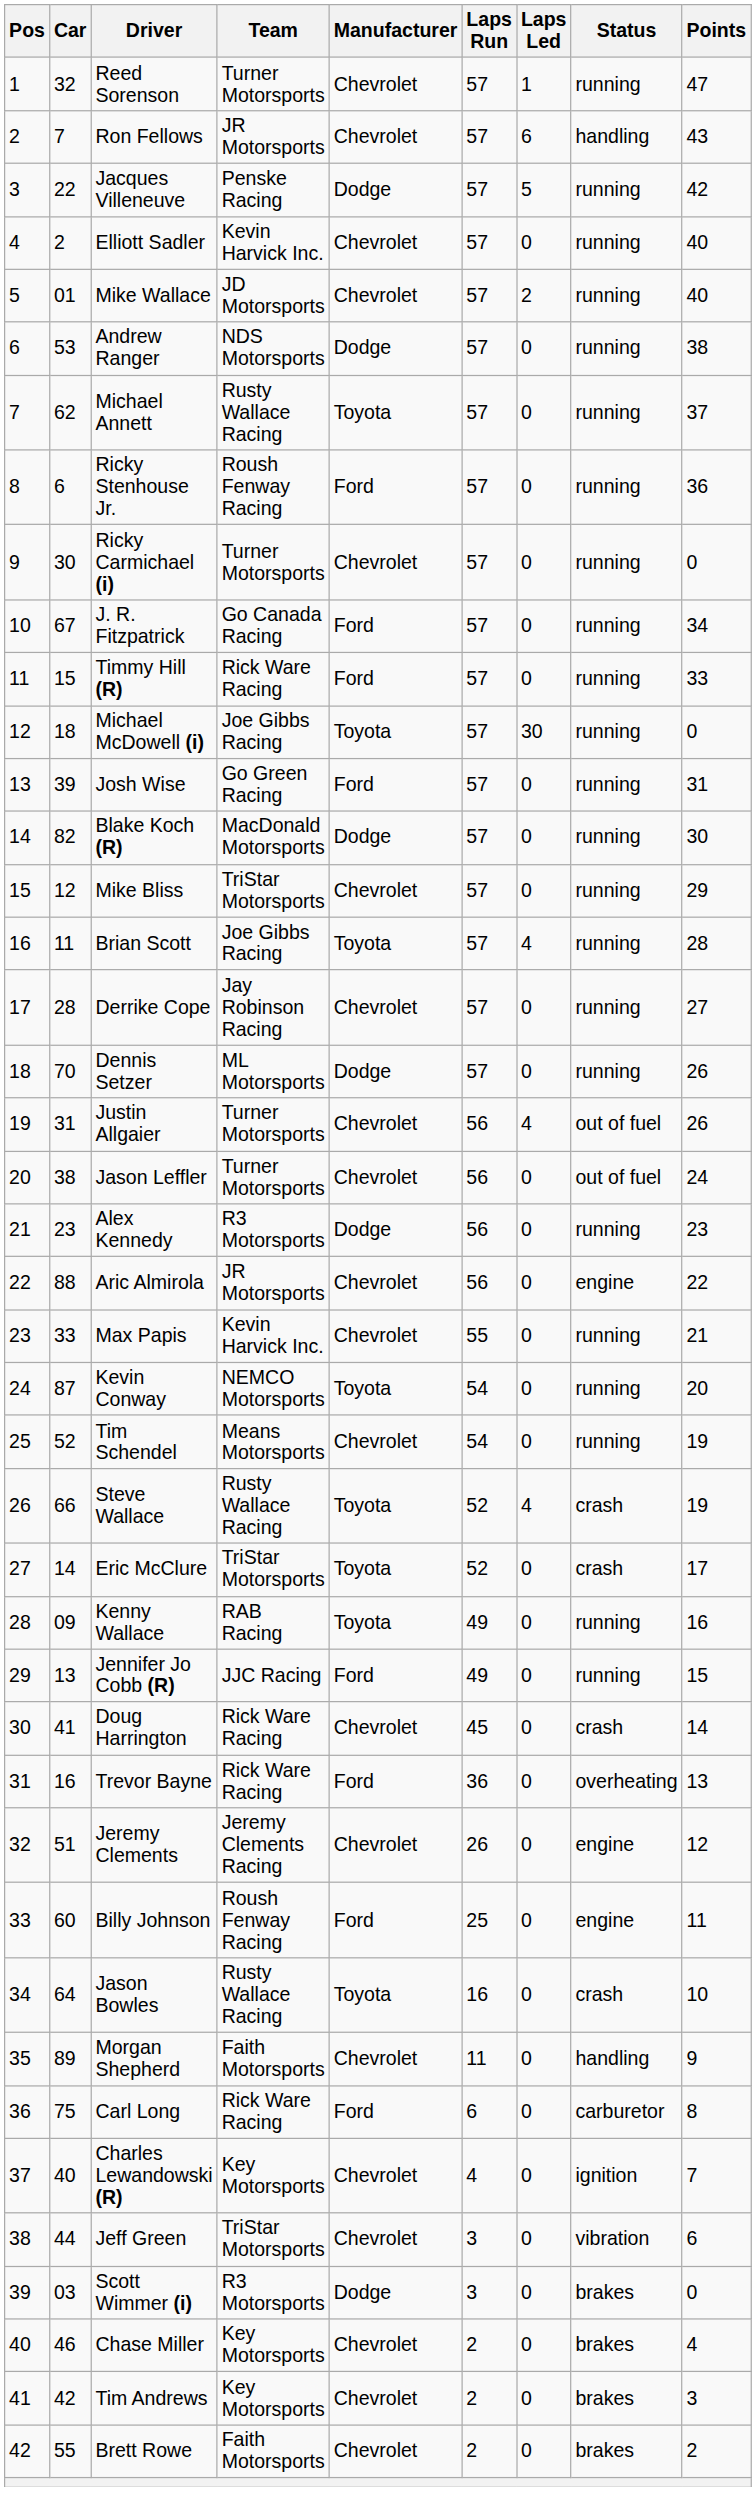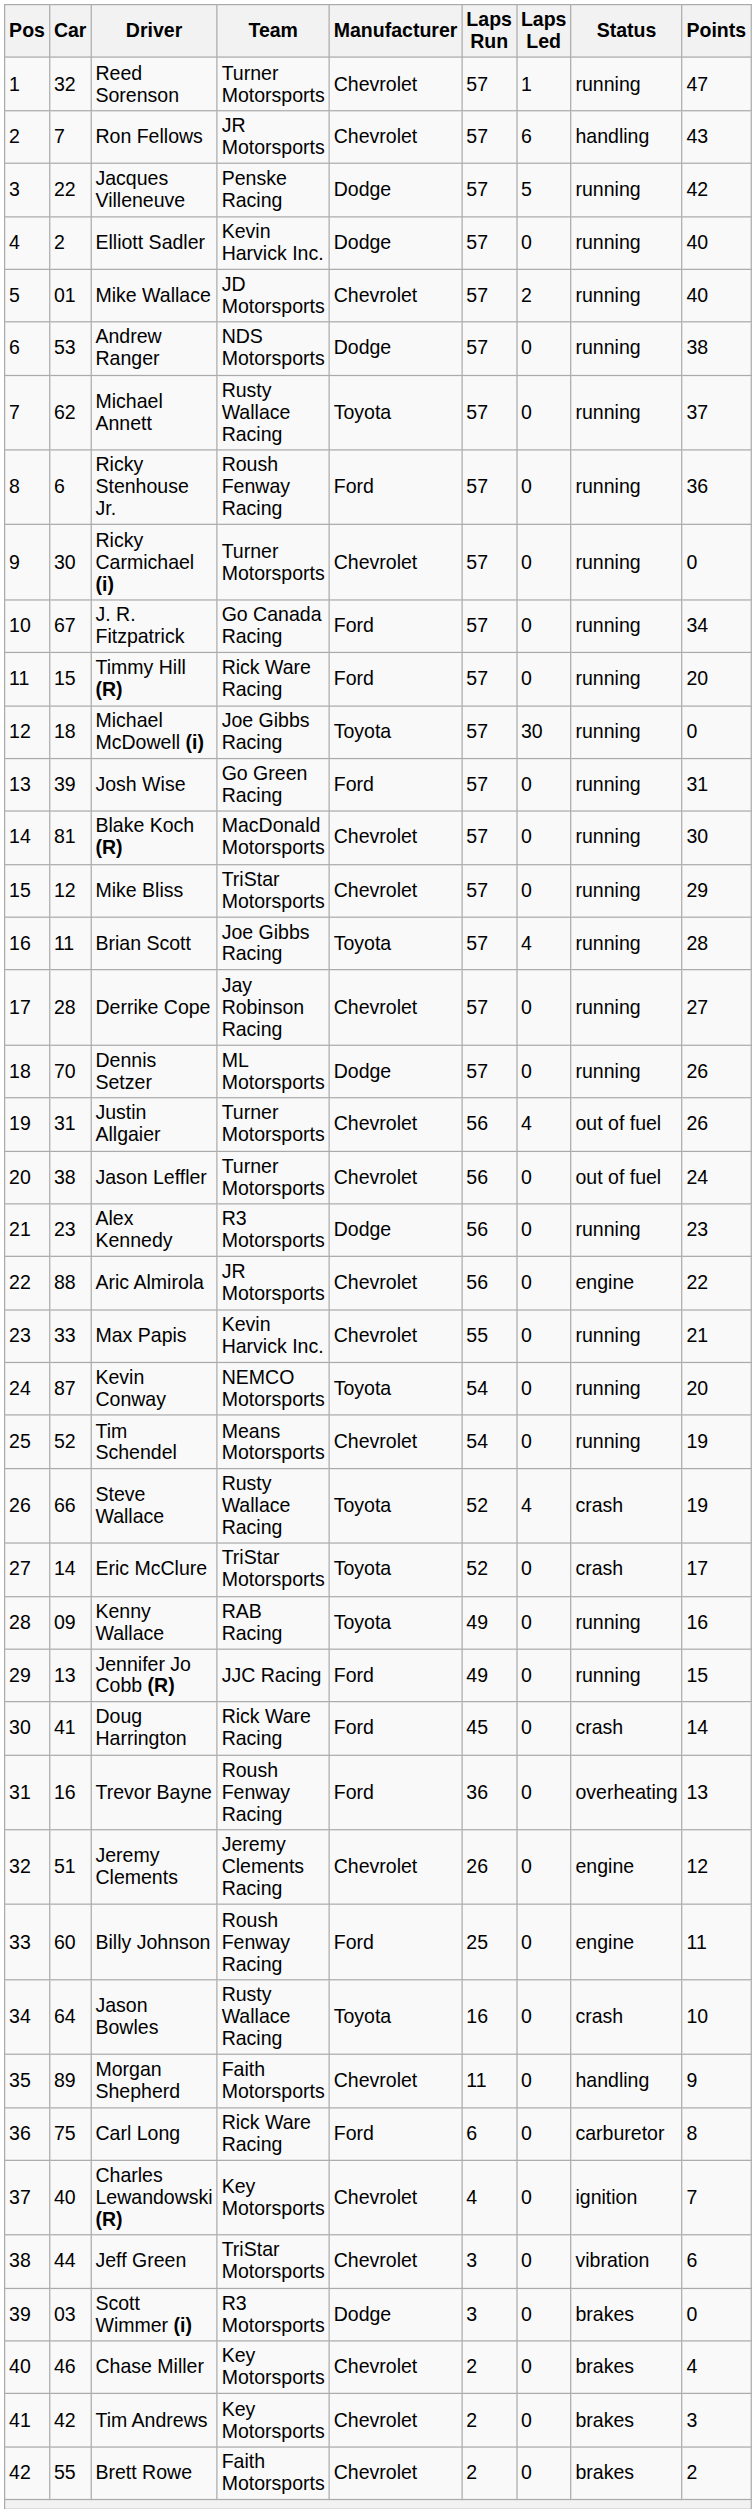(375, 242) Chevrolet -> (362, 242) Dodge
(697, 678) 33 -> (697, 678) 20
(65, 837) 82 -> (65, 837) 81
(362, 837) Dodge -> (375, 837) Chevrolet
(375, 1728) Chevrolet -> (354, 1728) Ford
(266, 1781) Rick Ware Racing -> (256, 1792) Roush Fenway Racing
